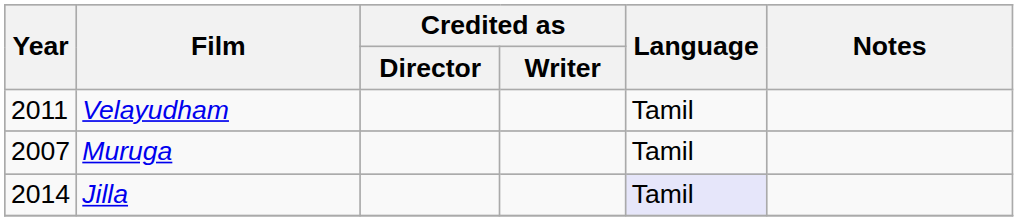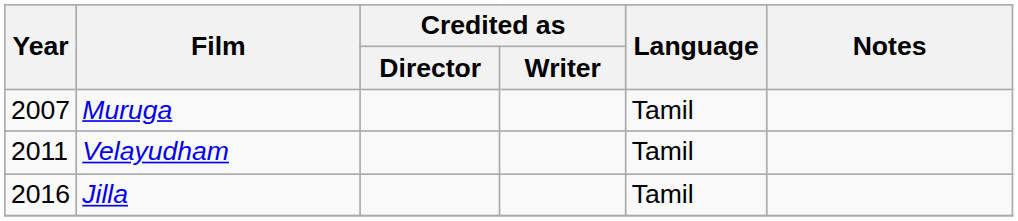rows swapped: (127, 151) <-> (156, 109)
(40, 194) 2014 -> (40, 194) 2016
(663, 194) lavender background -> (663, 194) no background
